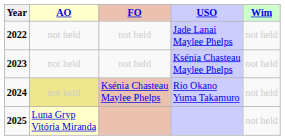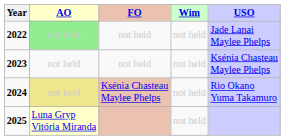columns swapped: (262, 13) <-> (207, 13)
(64, 35) no background -> (64, 35) lightgreen background
